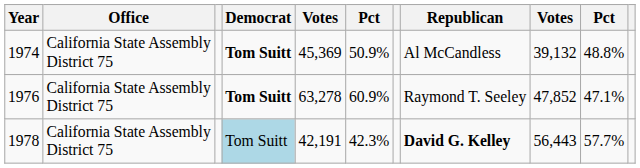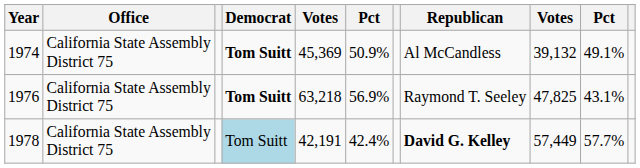(604, 52) 48.8% -> (604, 52) 49.1%
(320, 96) 63,278 -> (320, 96) 63,218
(369, 96) 60.9% -> (369, 96) 56.9%
(555, 96) 47,852 -> (555, 96) 47,825
(604, 96) 47.1% -> (604, 96) 43.1%
(369, 141) 42.3% -> (369, 141) 42.4%
(555, 141) 56,443 -> (555, 141) 57,449
